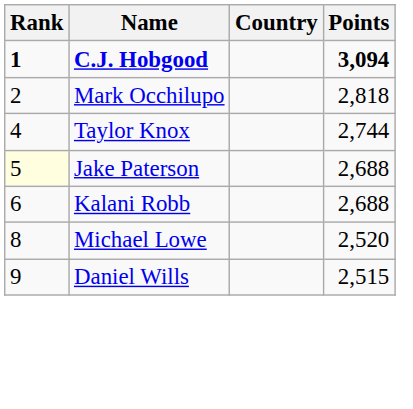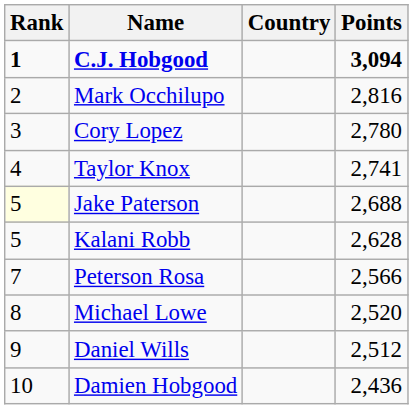(364, 95) 2,818 -> (376, 95) 2,816
+ row: (128, 131)
(364, 131) 2,744 -> (376, 167) 2,741
(16, 204) 6 -> (16, 240) 5
(364, 204) 2,688 -> (376, 240) 2,628
+ row: (139, 276)
(364, 276) 2,515 -> (376, 349) 2,512
+ row: (156, 385)
